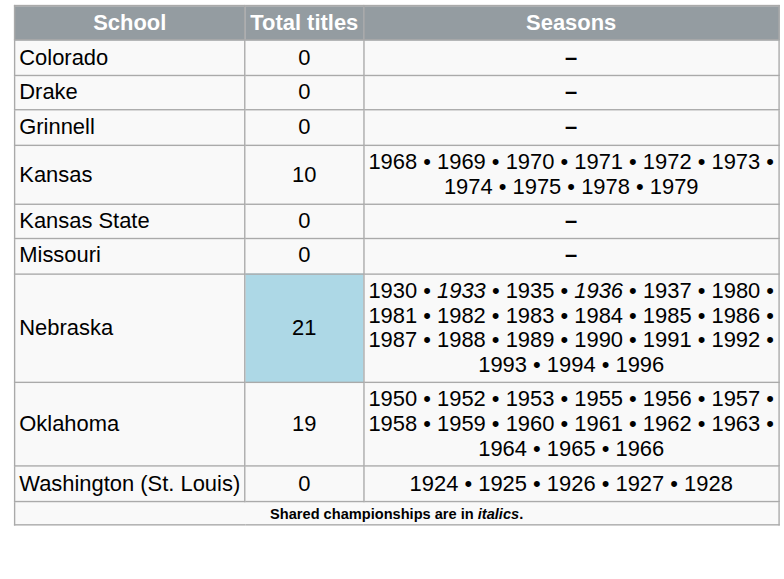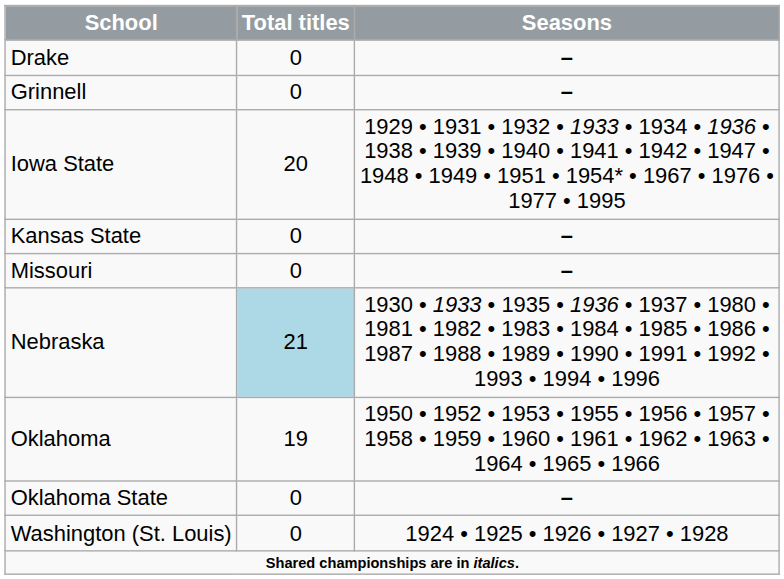- row: (64, 57)
+ row: (63, 164)
- row: (56, 174)
+ row: (89, 498)
